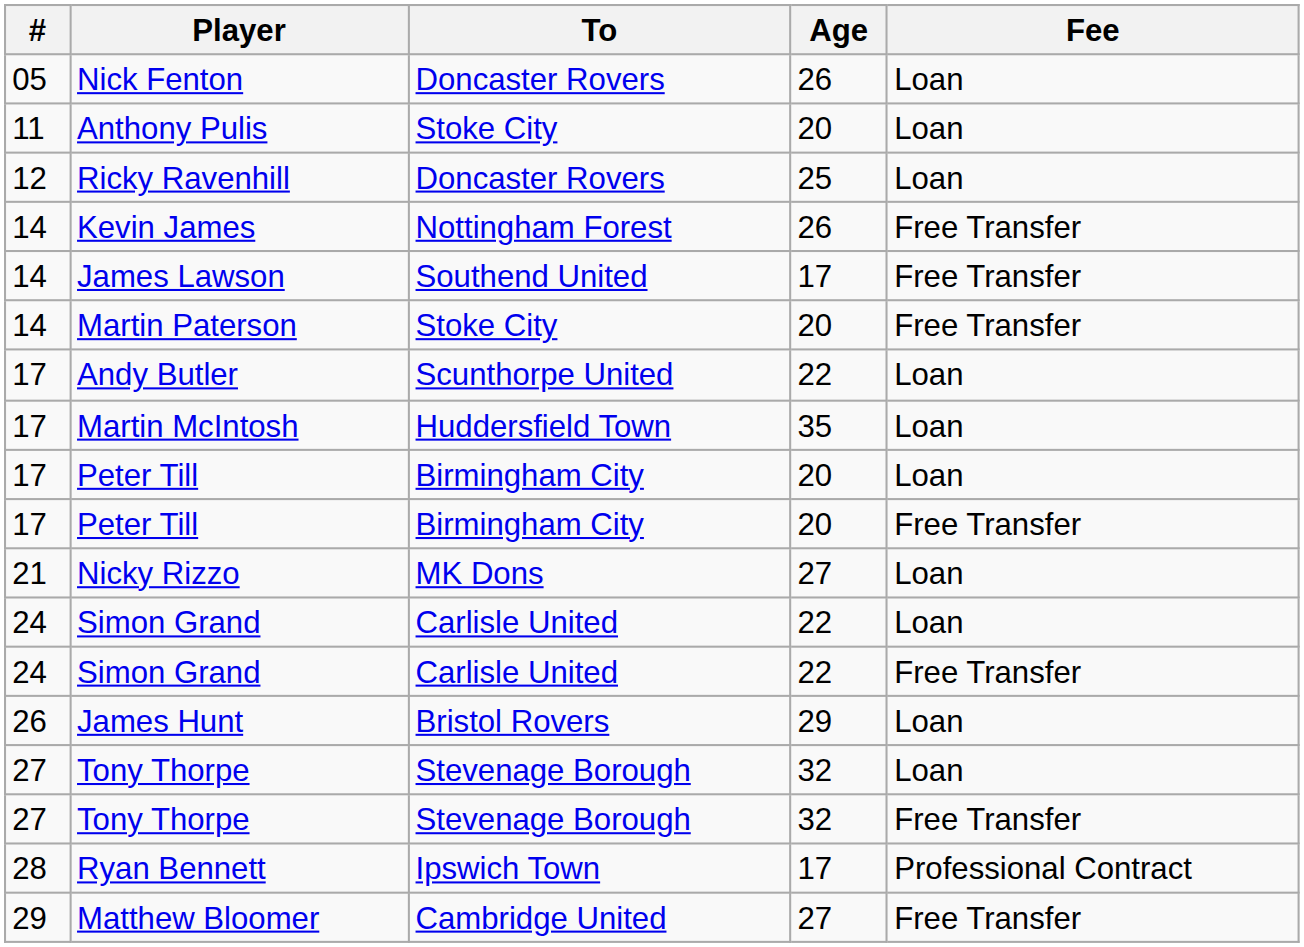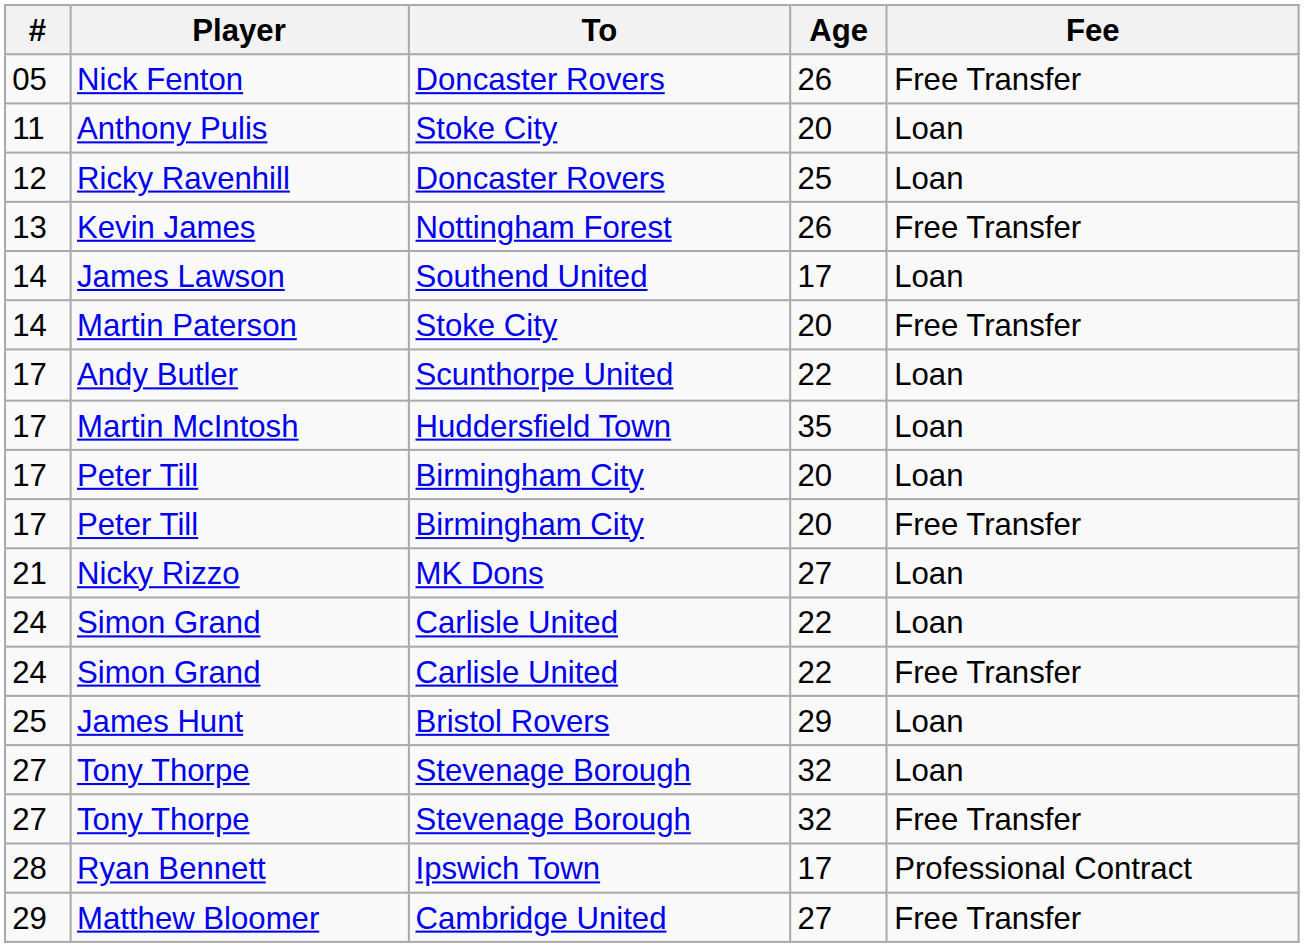(929, 79) Loan -> (988, 79) Free Transfer
(30, 227) 14 -> (30, 227) 13
(988, 277) Free Transfer -> (929, 277) Loan
(30, 720) 26 -> (30, 720) 25
